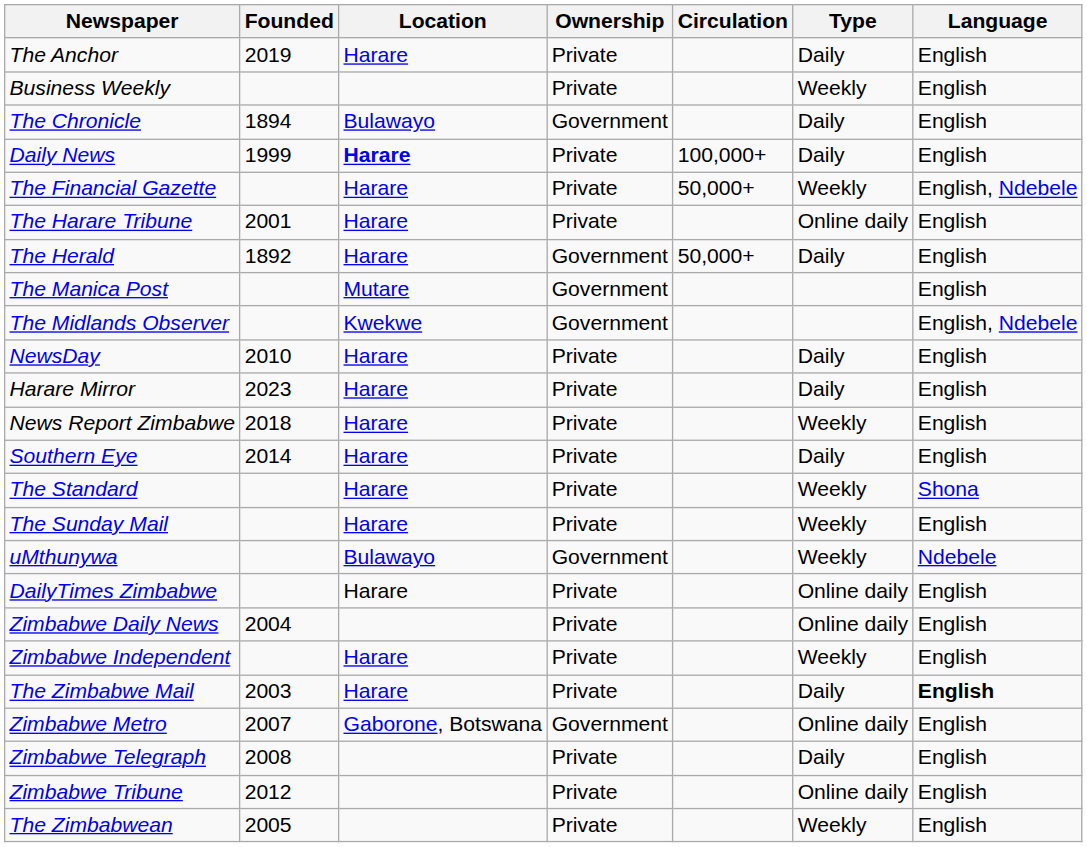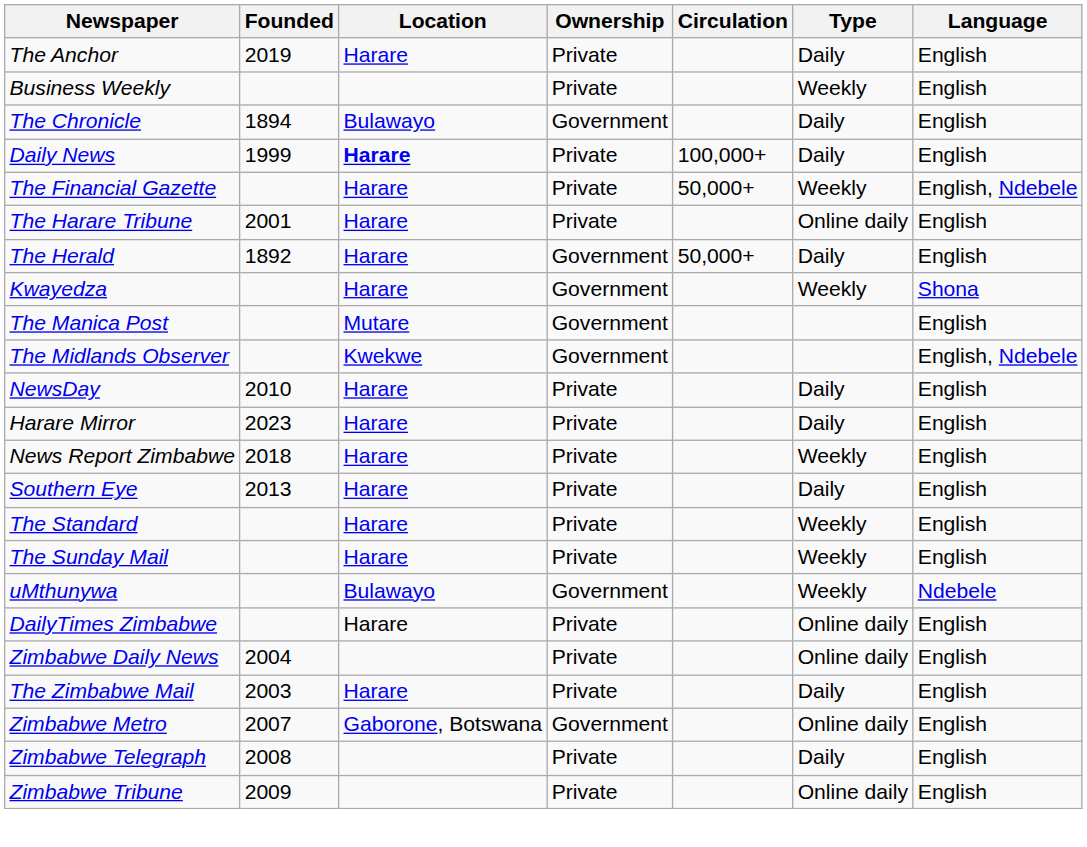+ row: (58, 289)
(268, 456) 2014 -> (268, 490) 2013
(948, 490) Shona -> (952, 523) English
- row: (120, 657)
(956, 691) bold -> (952, 691) normal
(268, 791) 2012 -> (268, 791) 2009
- row: (91, 825)
